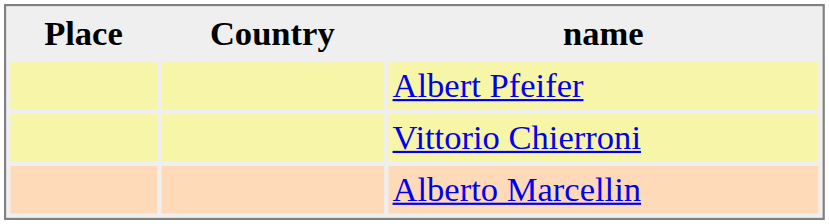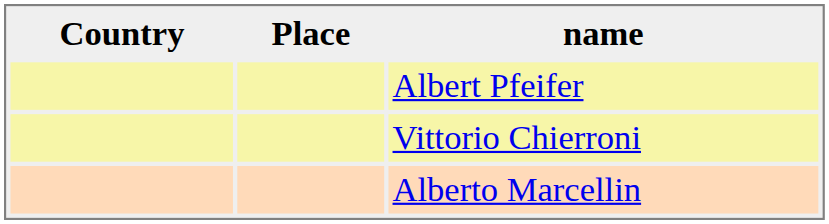columns swapped: (83, 33) <-> (272, 33)
